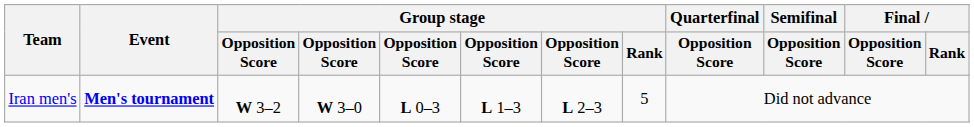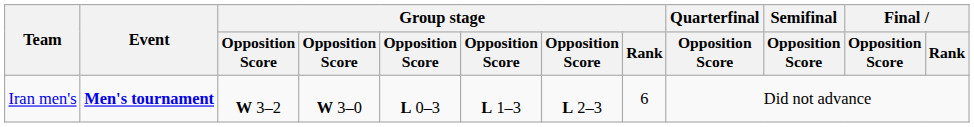(644, 99) 5 -> (644, 99) 6
